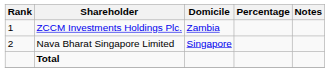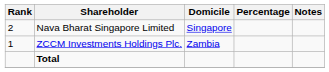rows swapped: (109, 28) <-> (105, 43)
